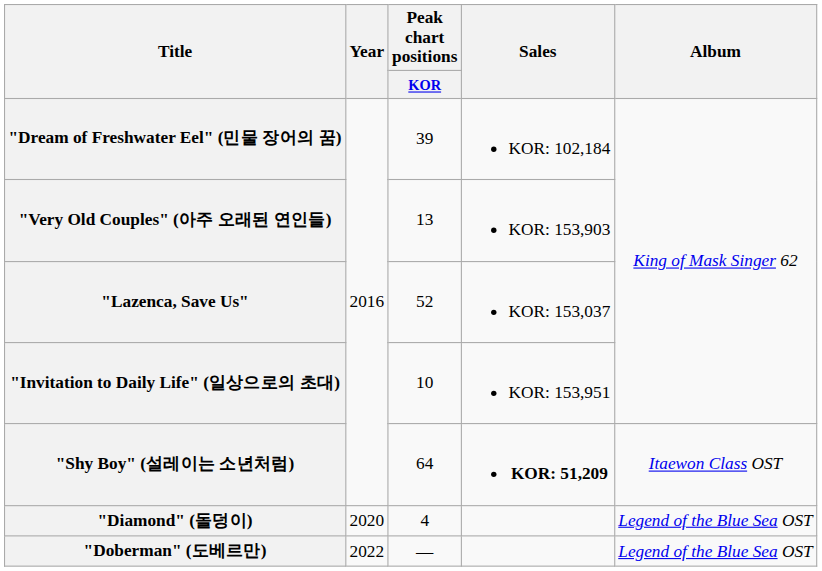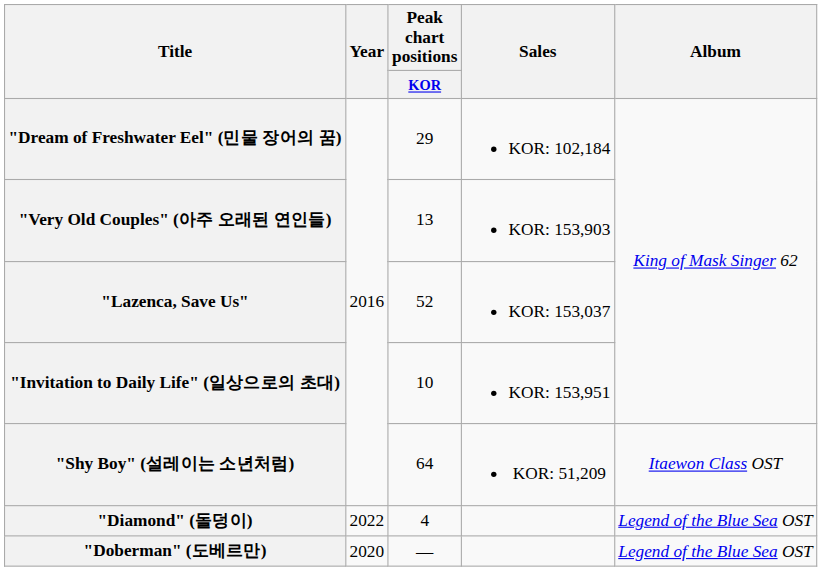(425, 138) 39 -> (425, 138) 29
(538, 474) bold -> (538, 474) normal
(367, 520) 2020 -> (367, 520) 2022
(367, 551) 2022 -> (367, 551) 2020
